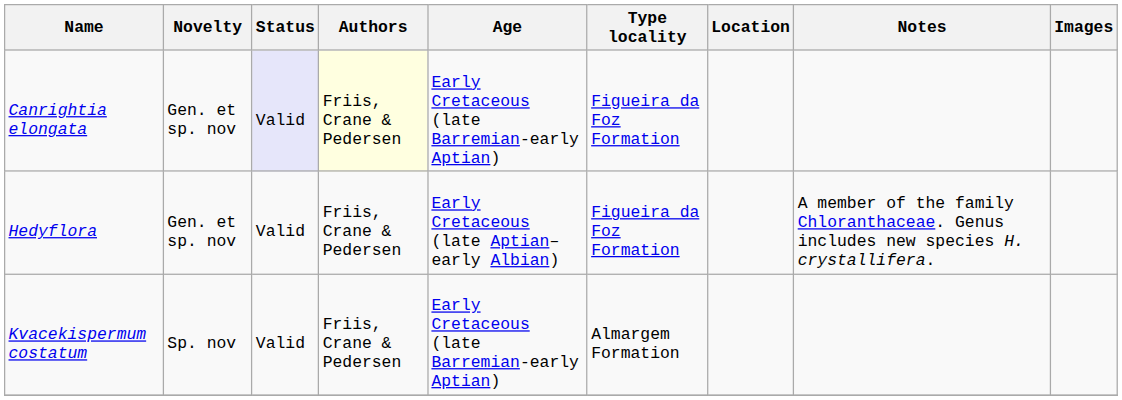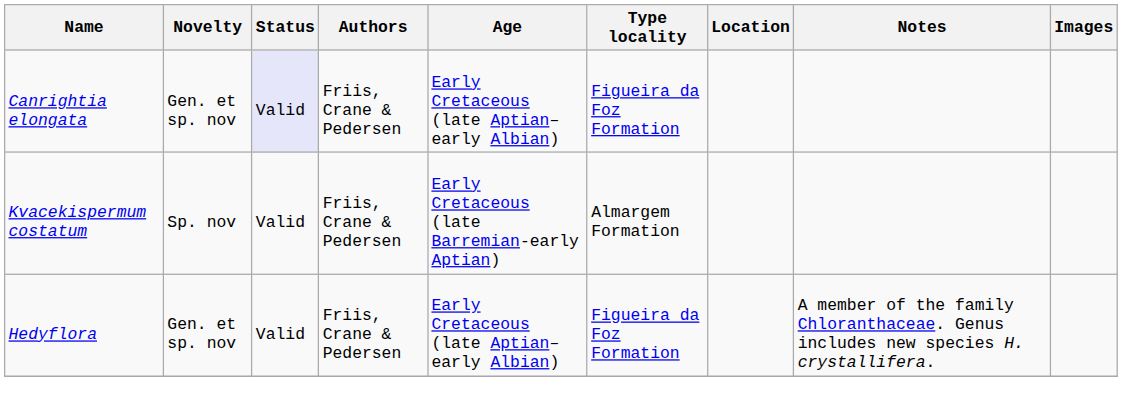(362, 120) lightyellow background -> (362, 111) no background
(505, 120) Early Cretaceous (late Barremian-early Aptian) -> (495, 111) Early Cretaceous (late Aptian–early Albian)
rows swapped: (53, 232) <-> (77, 344)
